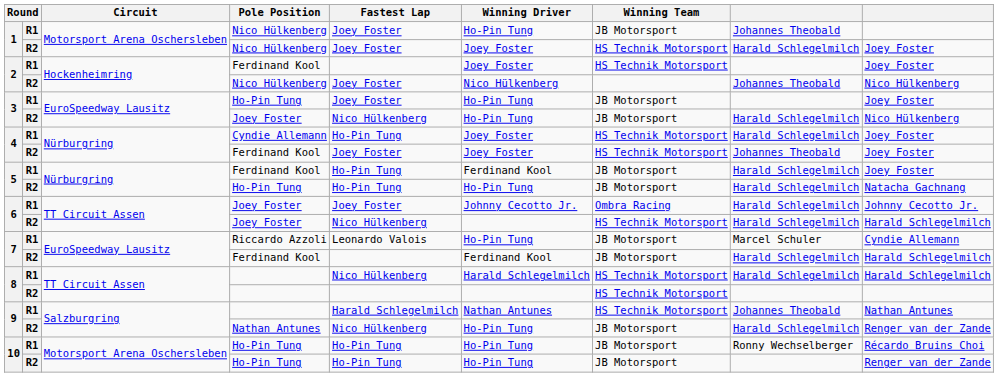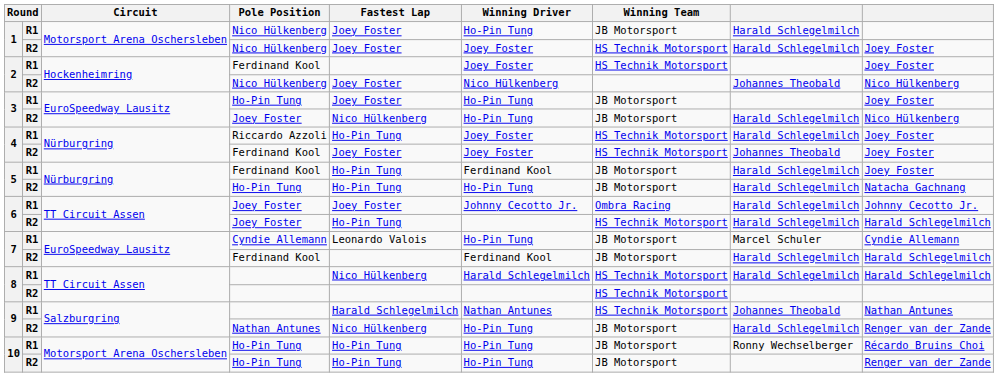(787, 31) Johannes Theobald -> (796, 31) Harald Schlegelmilch
(280, 136) Cyndie Allemann -> (280, 136) Riccardo Azzoli
(379, 223) Nico Hülkenberg -> (367, 223) Ho-Pin Tung
(280, 241) Riccardo Azzoli -> (280, 241) Cyndie Allemann
